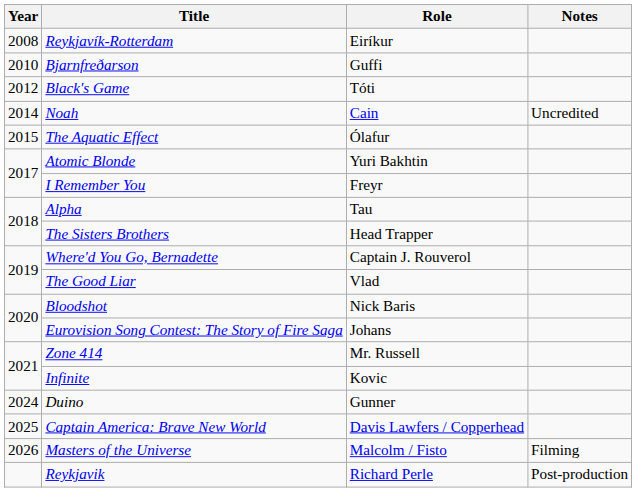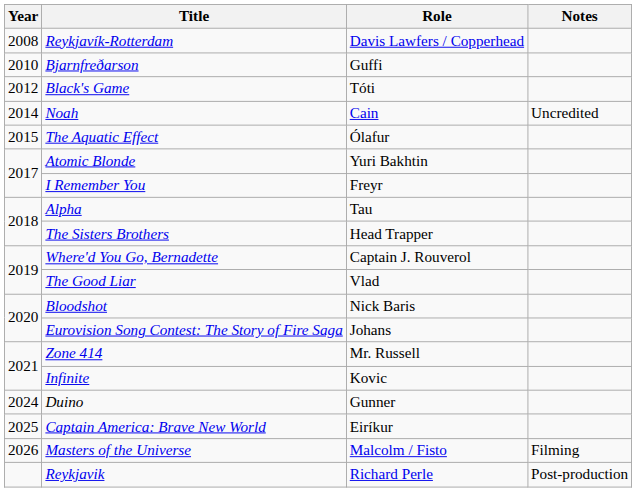(371, 40) Eiríkur -> (437, 40) Davis Lawfers / Copperhead
(437, 426) Davis Lawfers / Copperhead -> (371, 426) Eiríkur
